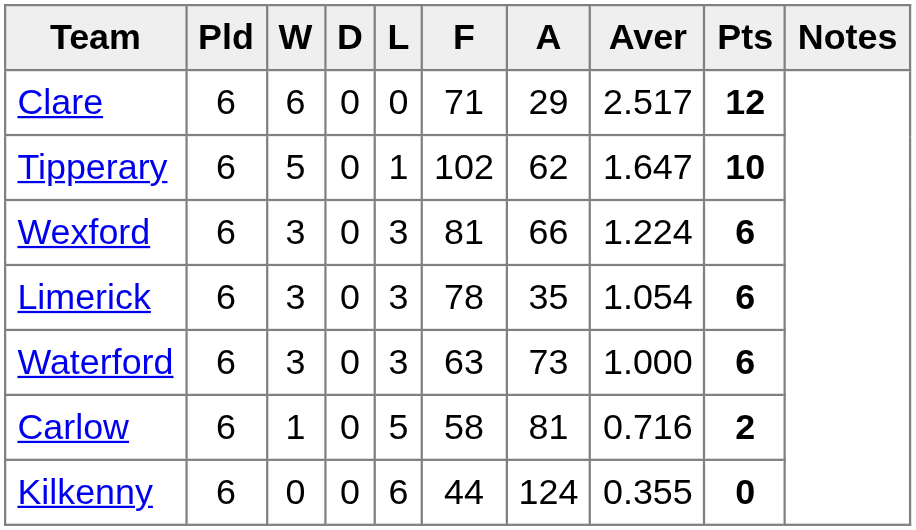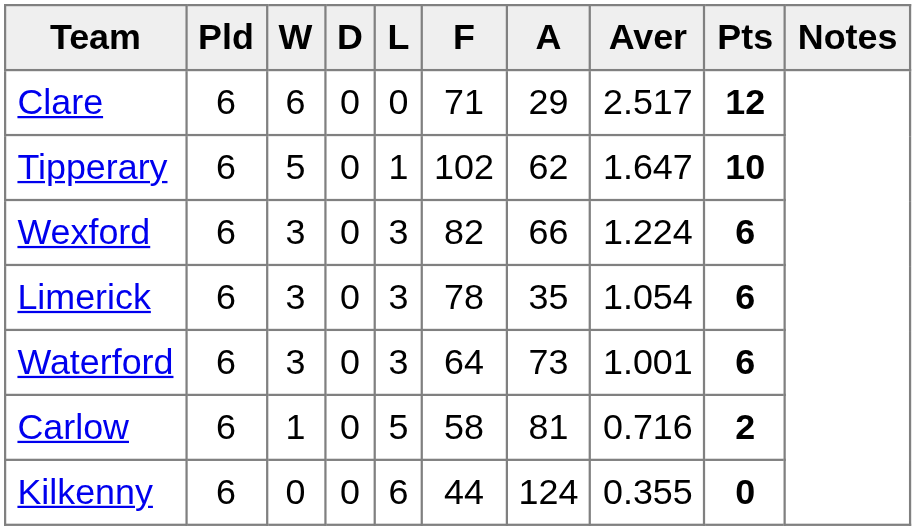(464, 231) 81 -> (464, 231) 82
(464, 361) 63 -> (464, 361) 64
(648, 361) 1.000 -> (648, 361) 1.001
